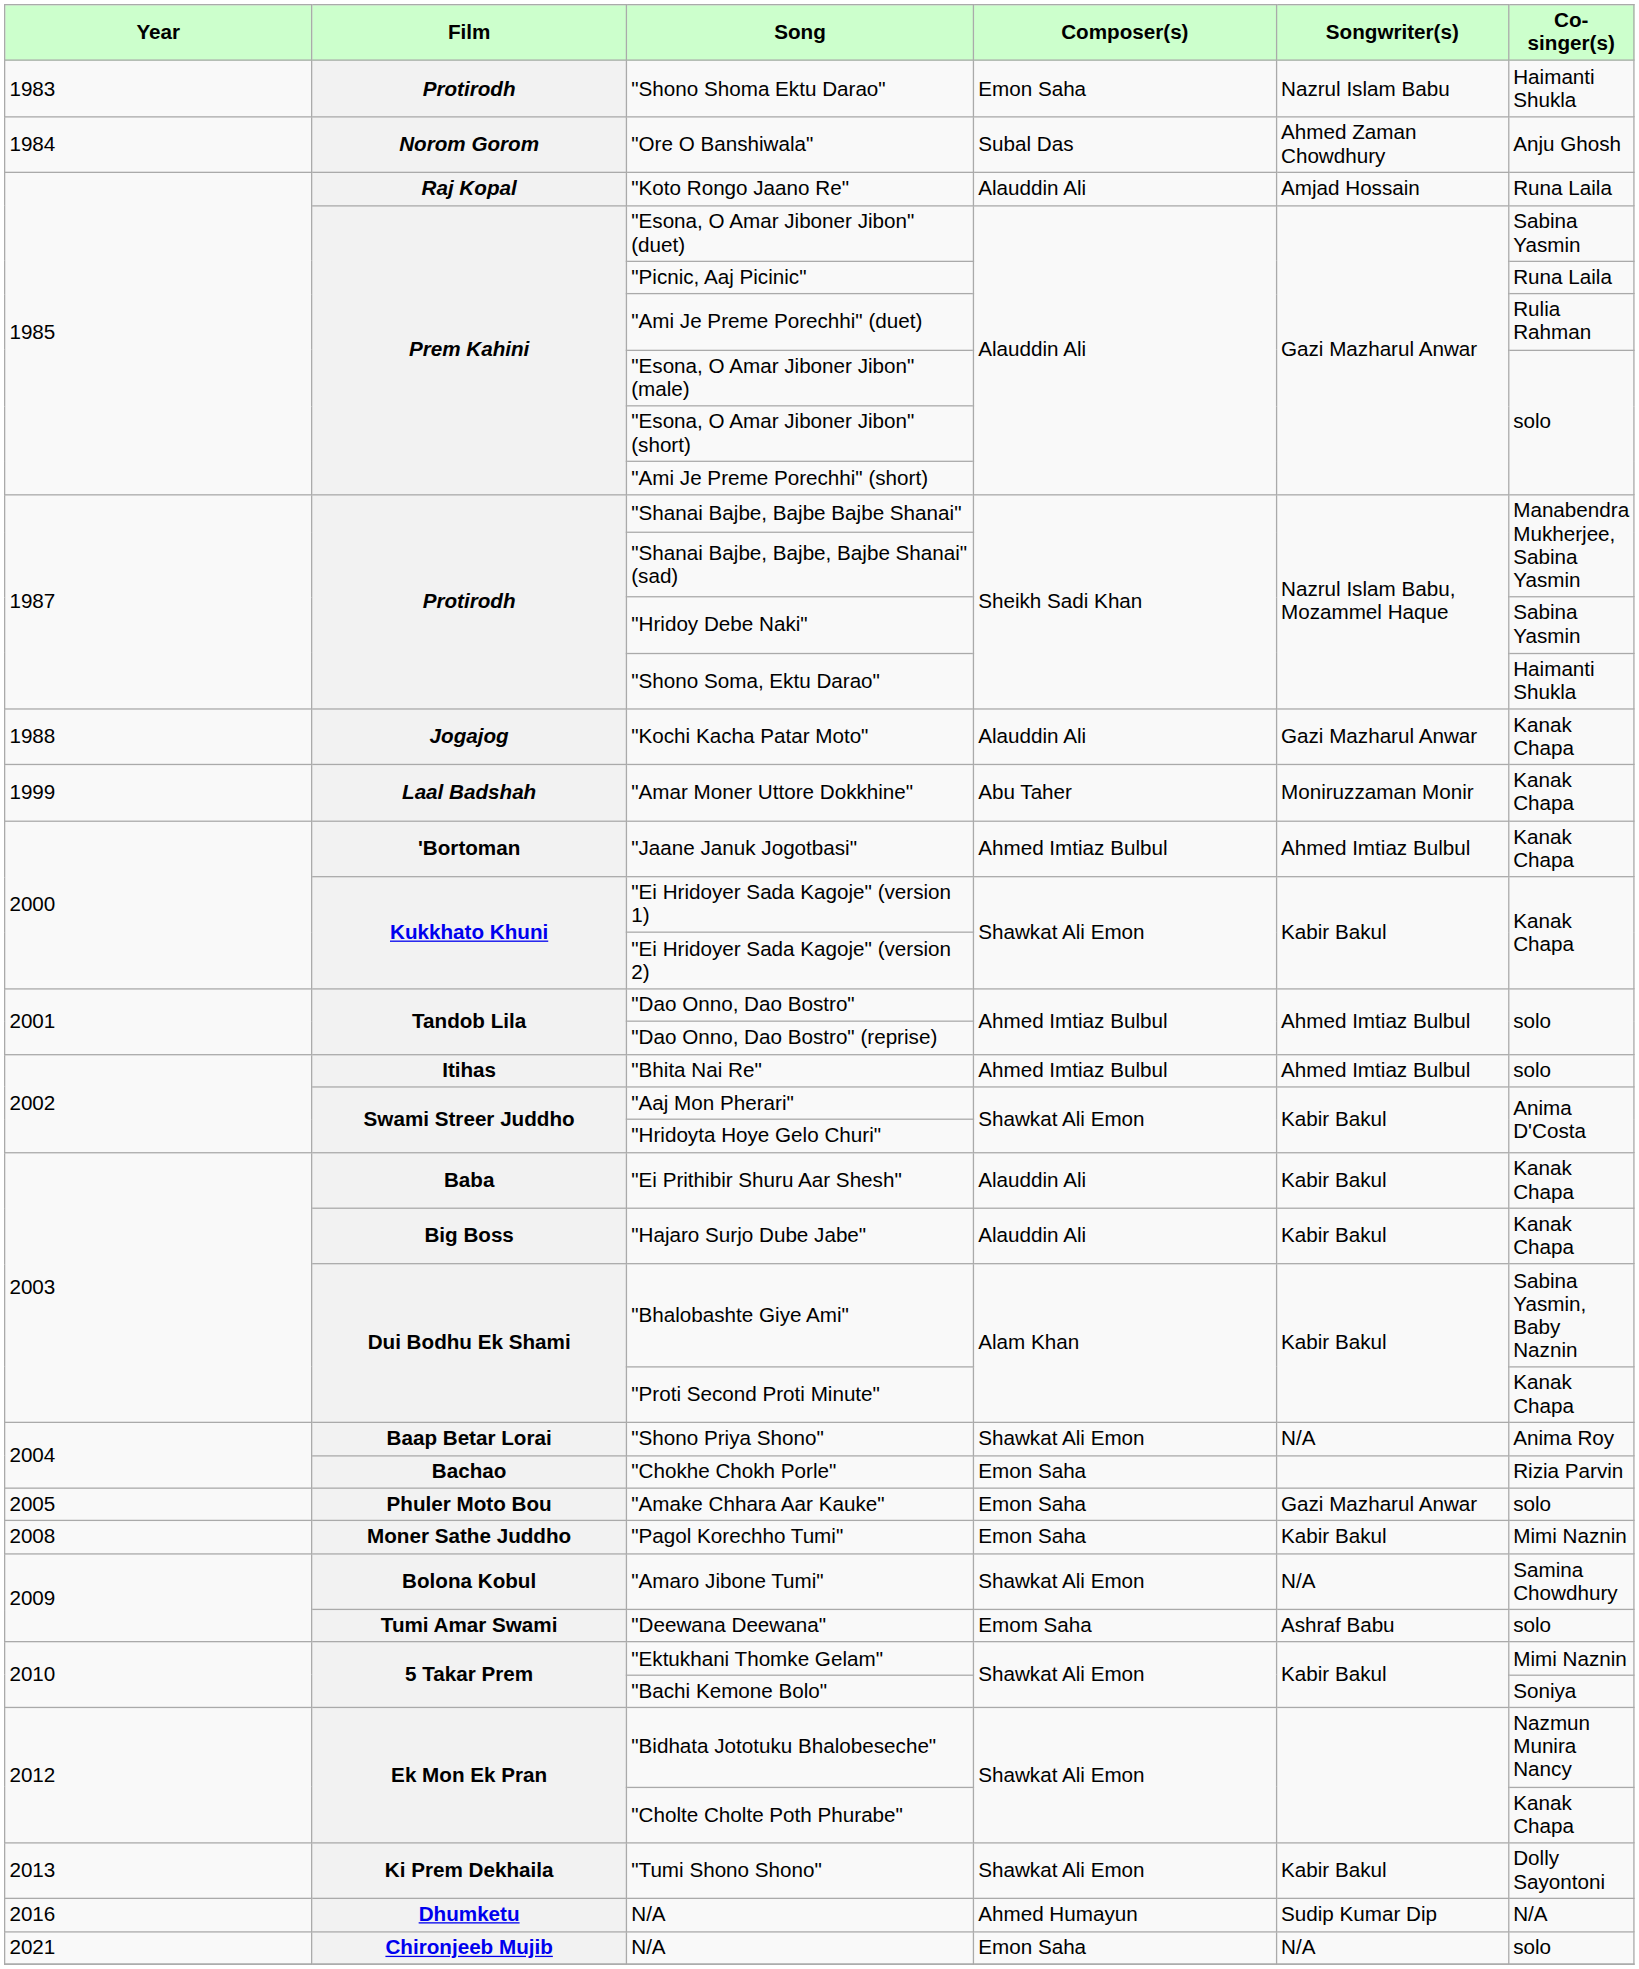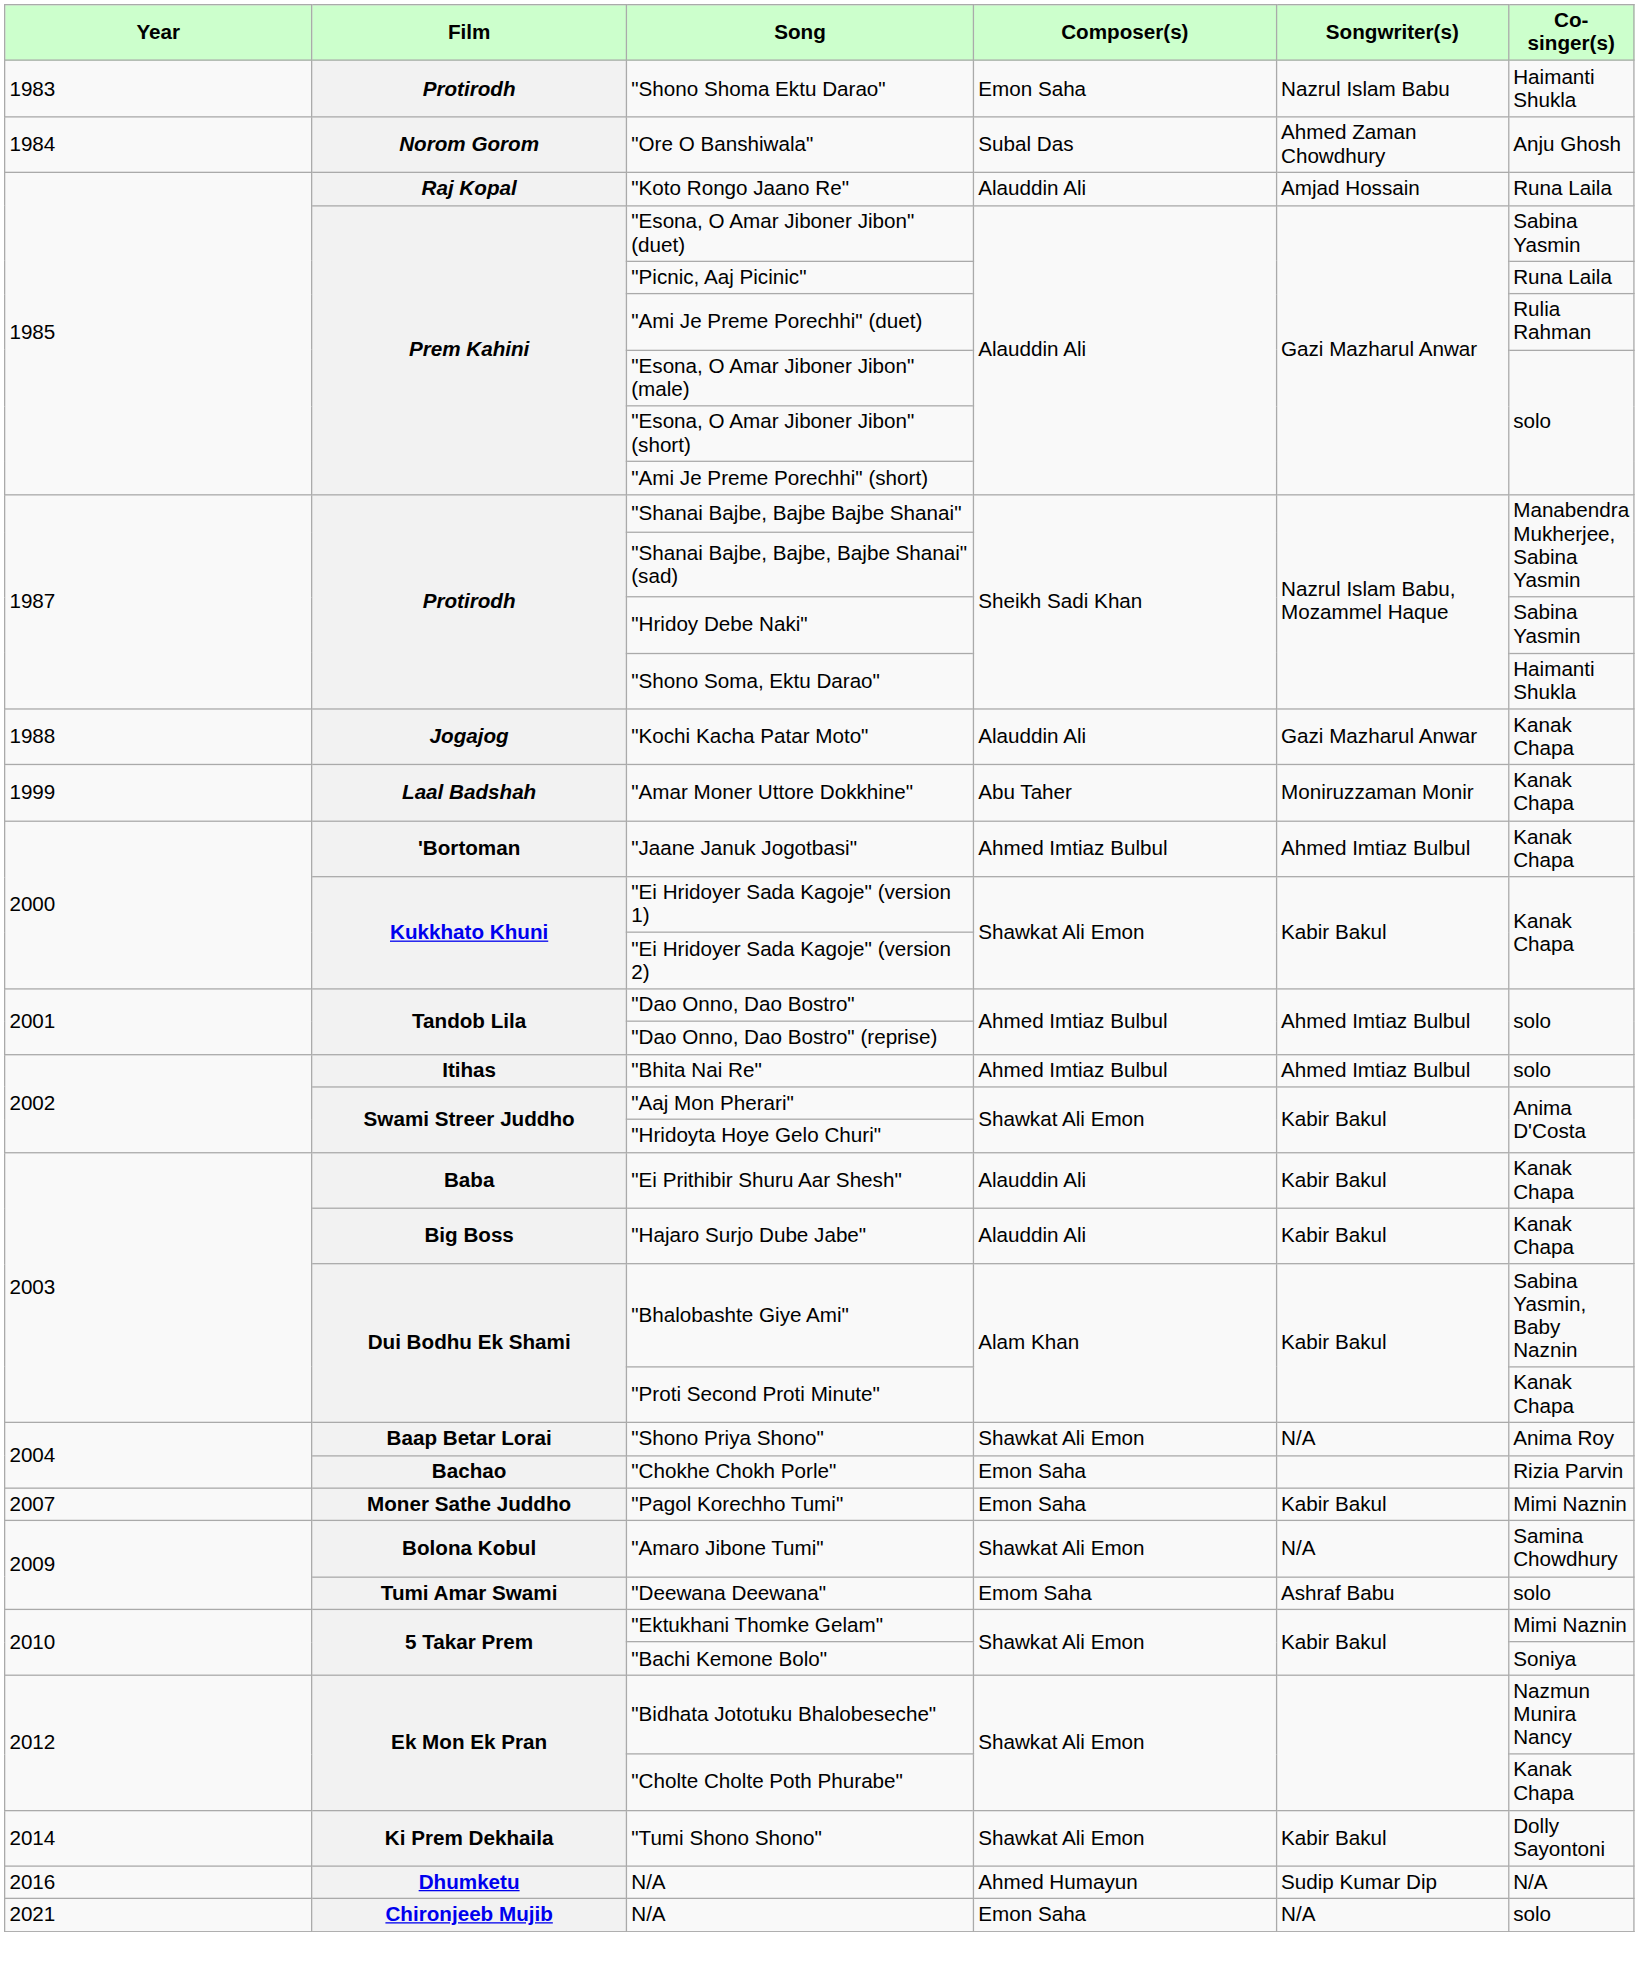- row: (469, 1504)
(32, 1536) 2008 -> (32, 1504) 2007
(32, 1870) 2013 -> (32, 1837) 2014
